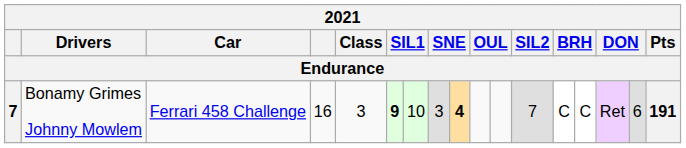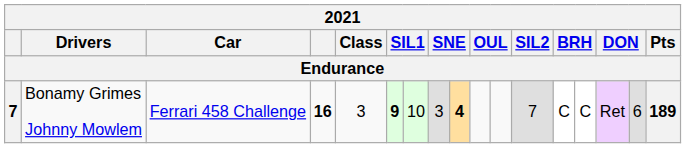(323, 111) normal -> (323, 111) bold
(663, 111) 191 -> (663, 111) 189
